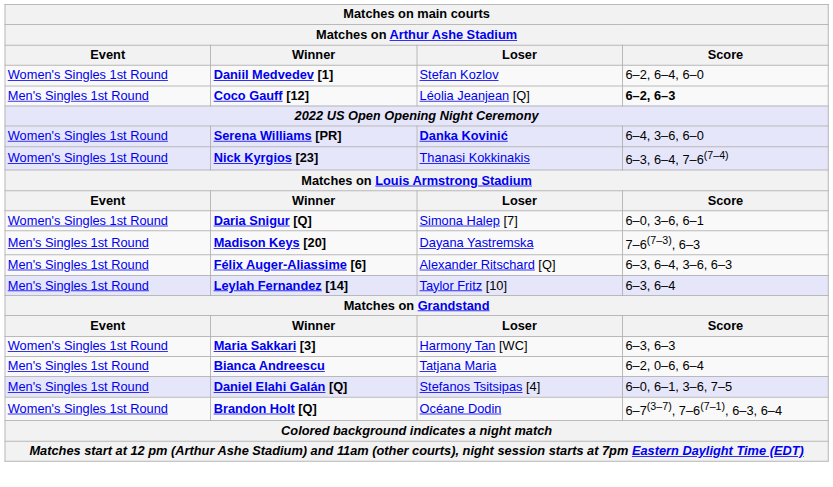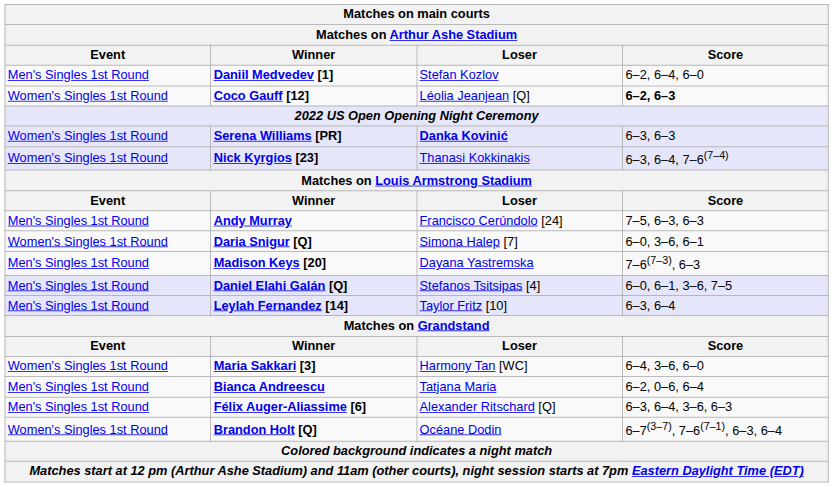(88, 75) Women's Singles 1st Round -> (78, 75) Men's Singles 1st Round
(78, 95) Men's Singles 1st Round -> (88, 95) Women's Singles 1st Round
(665, 136) 6–4, 3–6, 6–0 -> (650, 136) 6–3, 6–3
+ row: (253, 221)
rows swapped: (281, 386) <-> (290, 265)
(650, 346) 6–3, 6–3 -> (665, 366) 6–4, 3–6, 6–0
